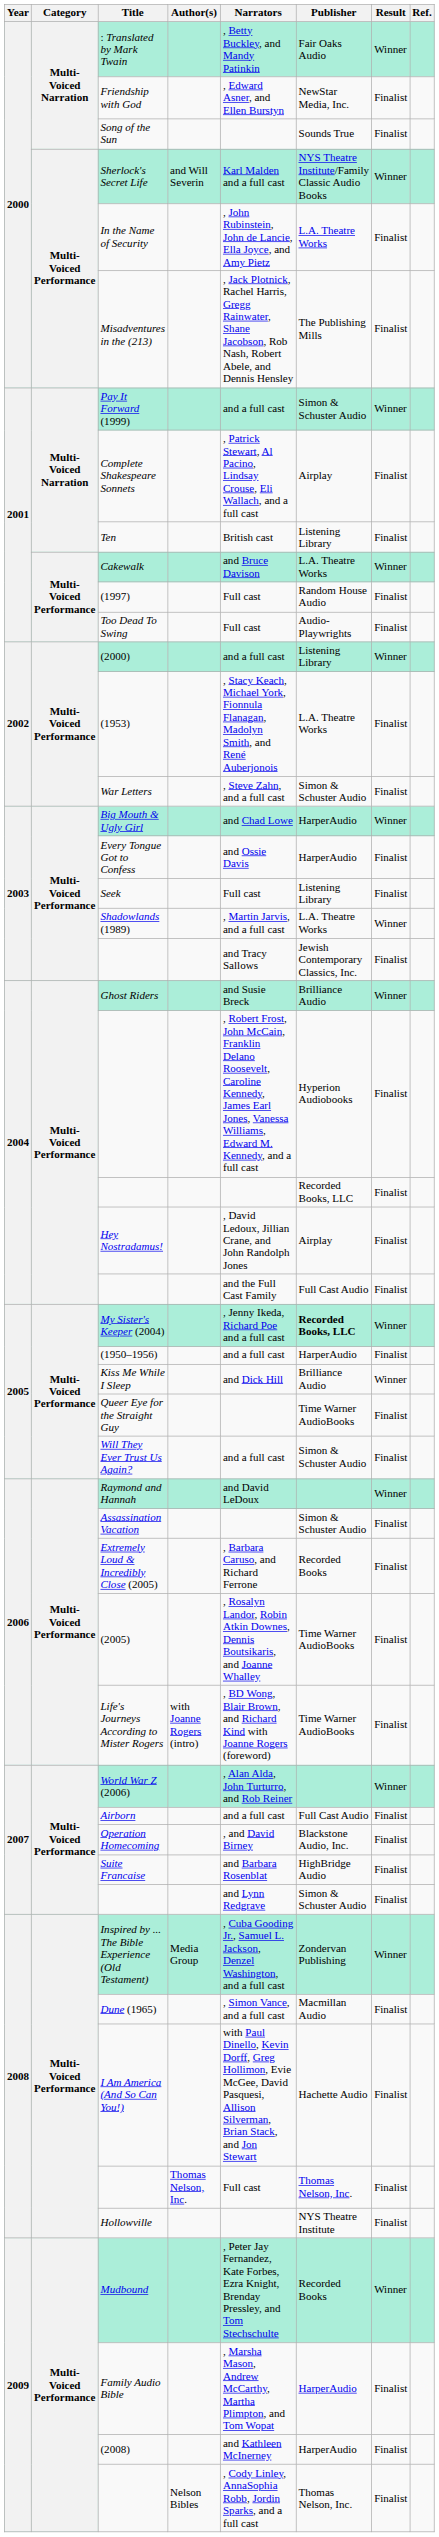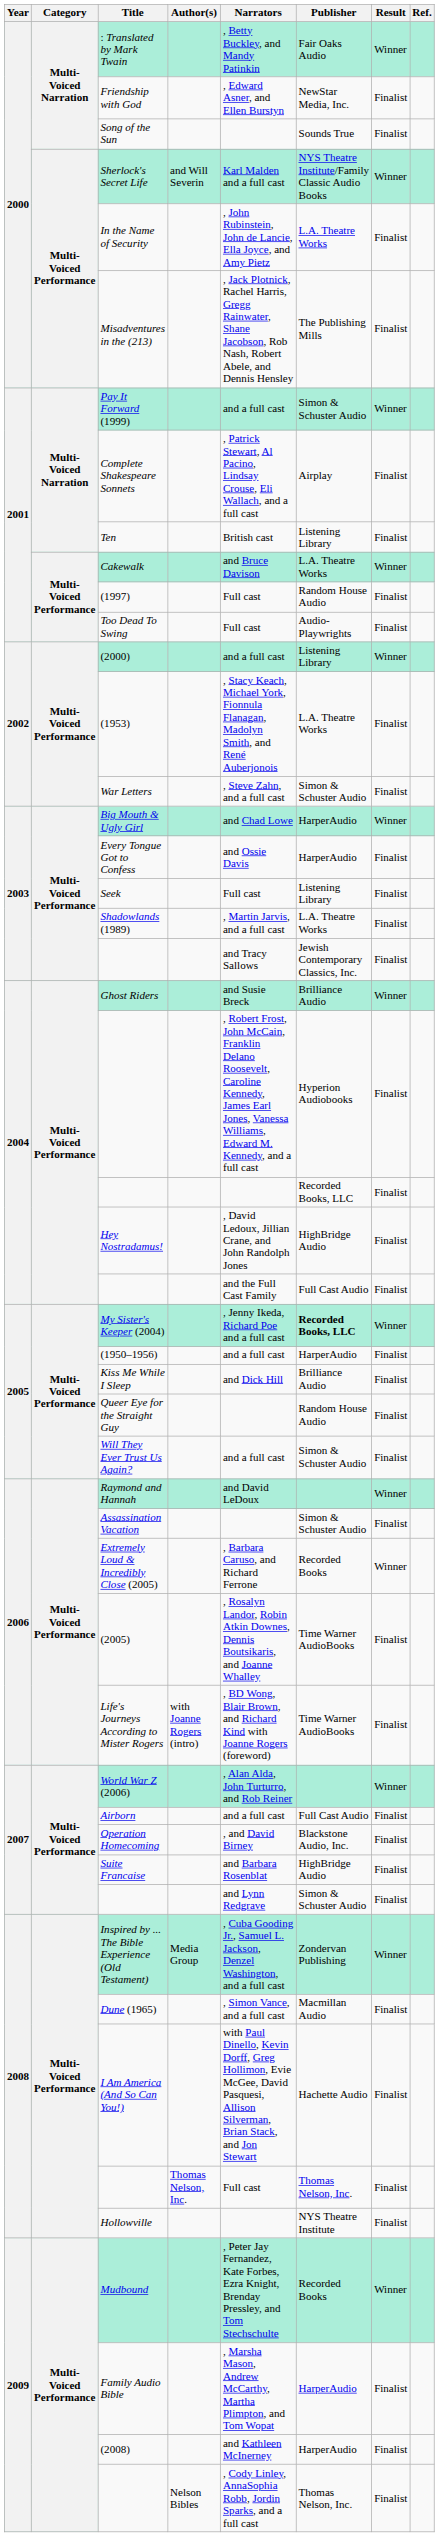(390, 923) Winner -> (391, 923) Finalist
(315, 1240) Airplay -> (325, 1240) HighBridge Audio
(390, 1379) Winner -> (391, 1379) Finalist
(327, 1415) Time Warner AudioBooks -> (333, 1415) Random House Audio
(391, 1566) Finalist -> (390, 1566) Winner
